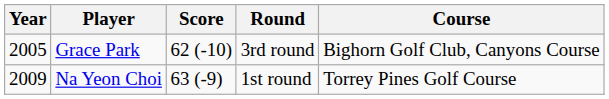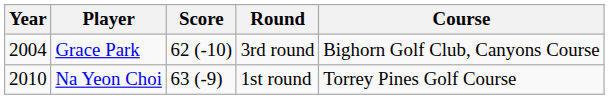(28, 49) 2005 -> (28, 49) 2004
(28, 79) 2009 -> (28, 79) 2010
